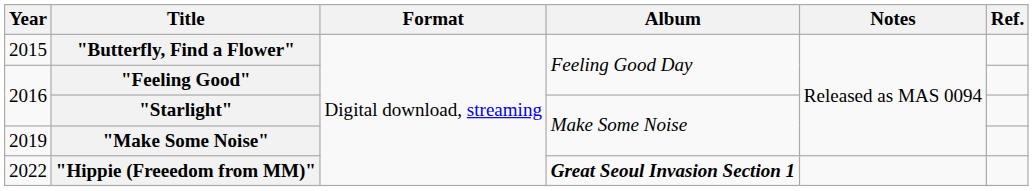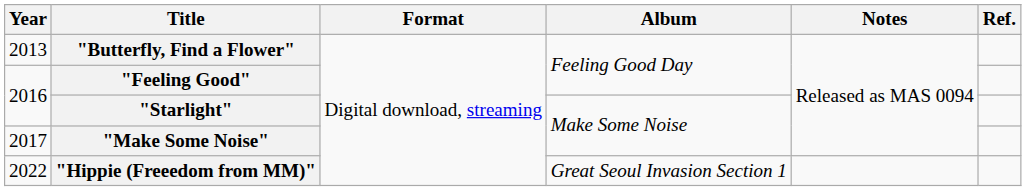(28, 49) 2015 -> (28, 49) 2013
(28, 140) 2019 -> (28, 140) 2017
(673, 170) bold -> (669, 170) normal
